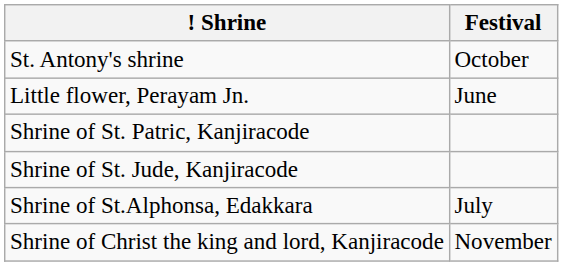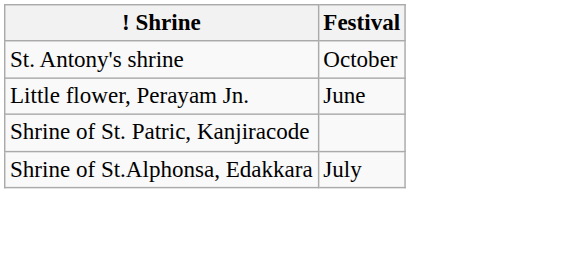- row: (154, 168)
- row: (227, 242)
